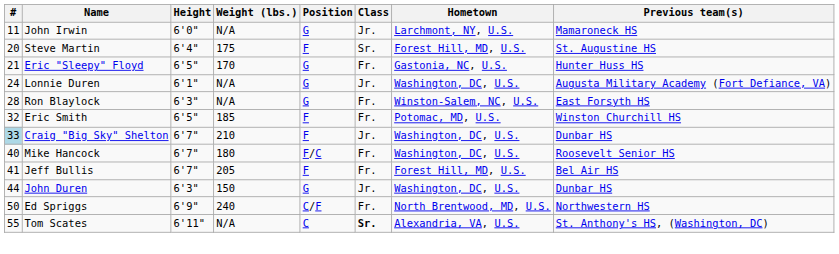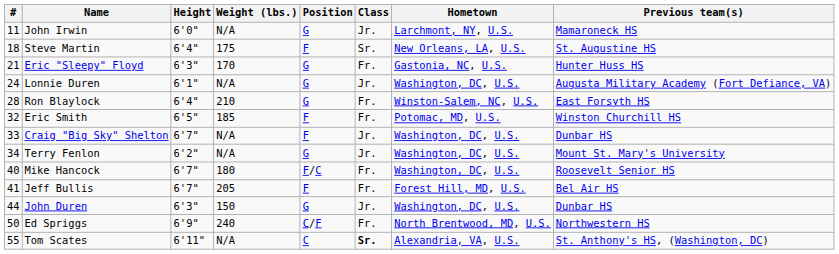(13, 48) 20 -> (13, 48) 18
(460, 48) Forest Hill, MD, U.S. -> (460, 48) New Orleans, LA, U.S.
(186, 65) 6'5" -> (186, 65) 6'3"
(186, 100) 6'3" -> (186, 100) 6'4"
(226, 100) N/A -> (226, 100) 210
(13, 135) lightblue background -> (13, 135) no background
(226, 135) 210 -> (226, 135) N/A
+ row: (62, 153)
